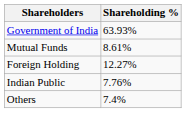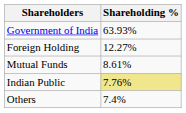rows swapped: (37, 47) <-> (43, 64)
(117, 82) no background -> (117, 82) khaki background
